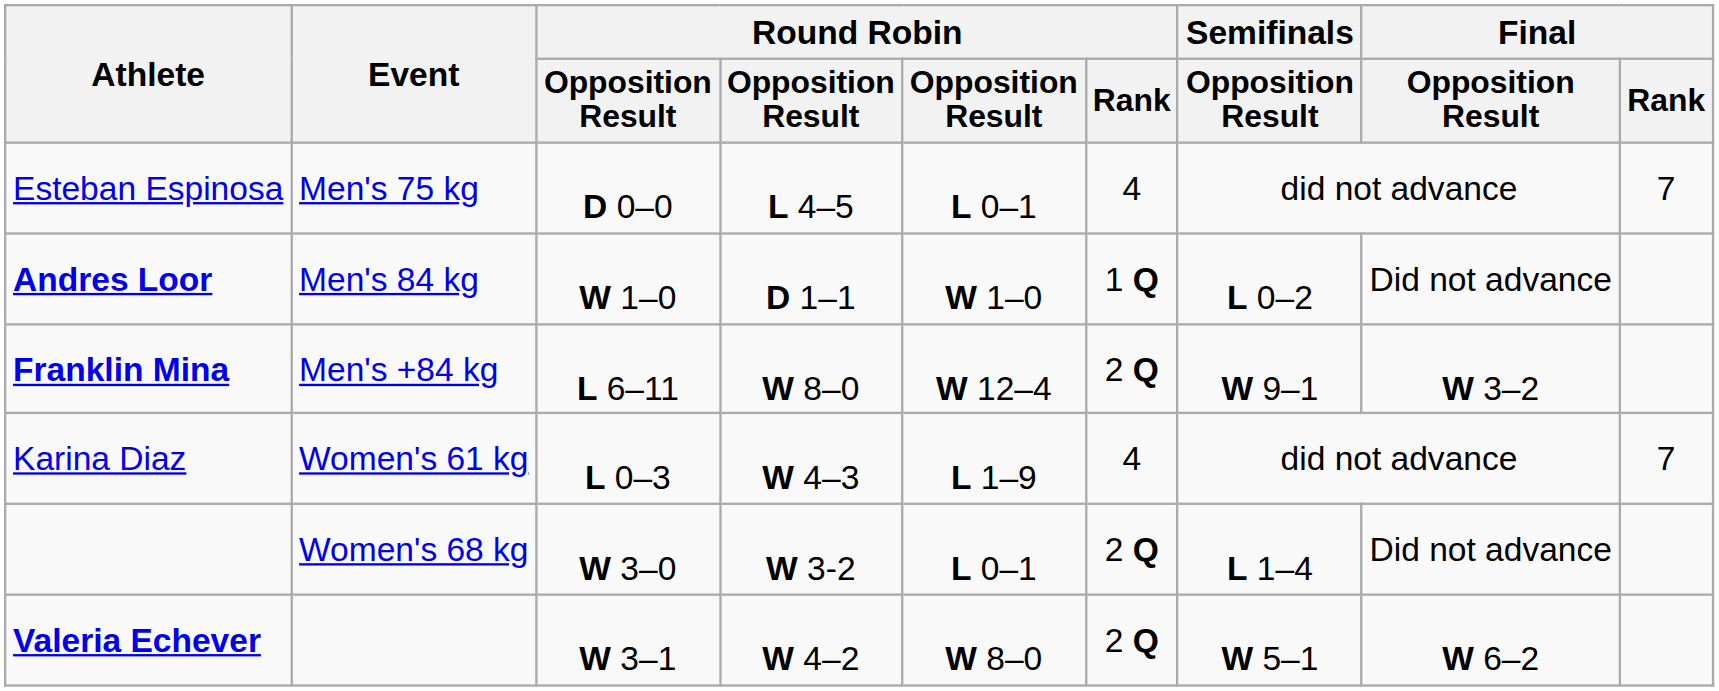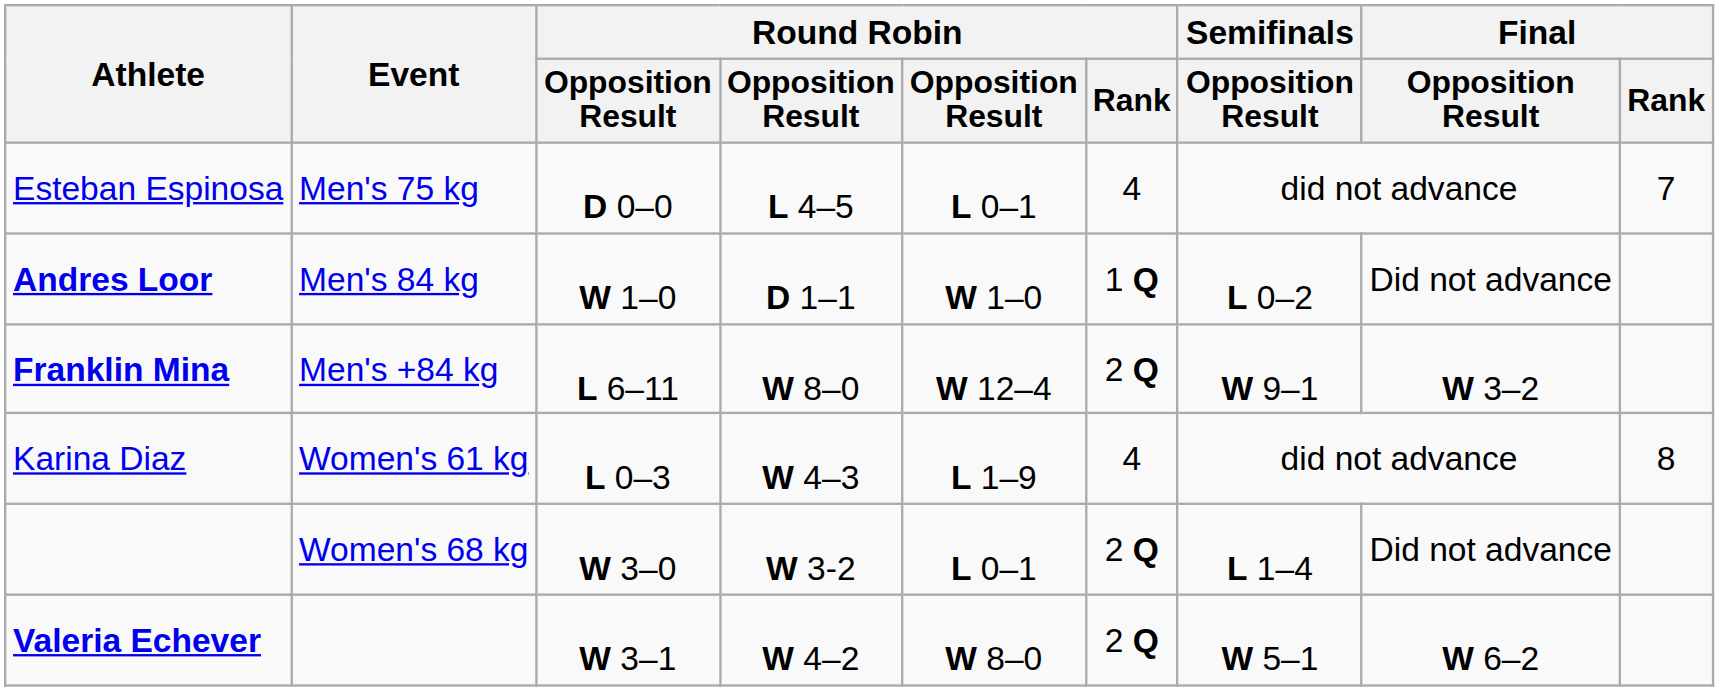(1666, 460) 7 -> (1666, 460) 8
